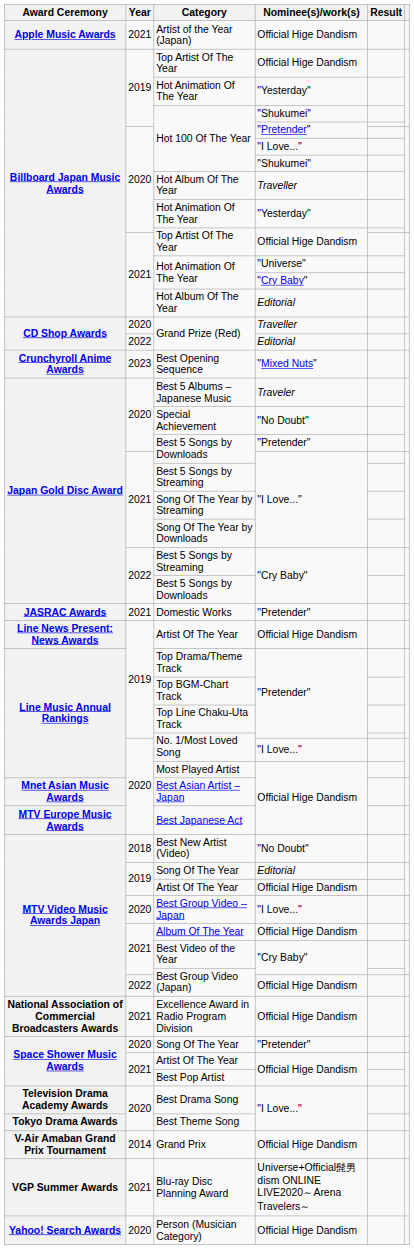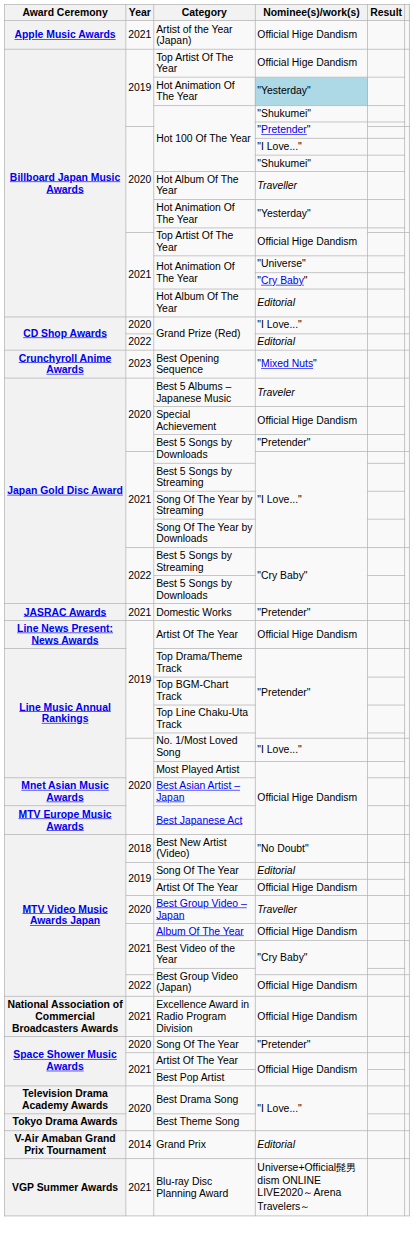(284, 91) no background -> (284, 91) lightblue background
(277, 325) Traveller -> (280, 325) "I Love..."
(283, 420) "No Doubt" -> (307, 420) Official Hige Dandism
(280, 909) "I Love..." -> (277, 909) Traveller
(307, 1144) Official Hige Dandism -> (276, 1144) Editorial
- row: (140, 1230)
